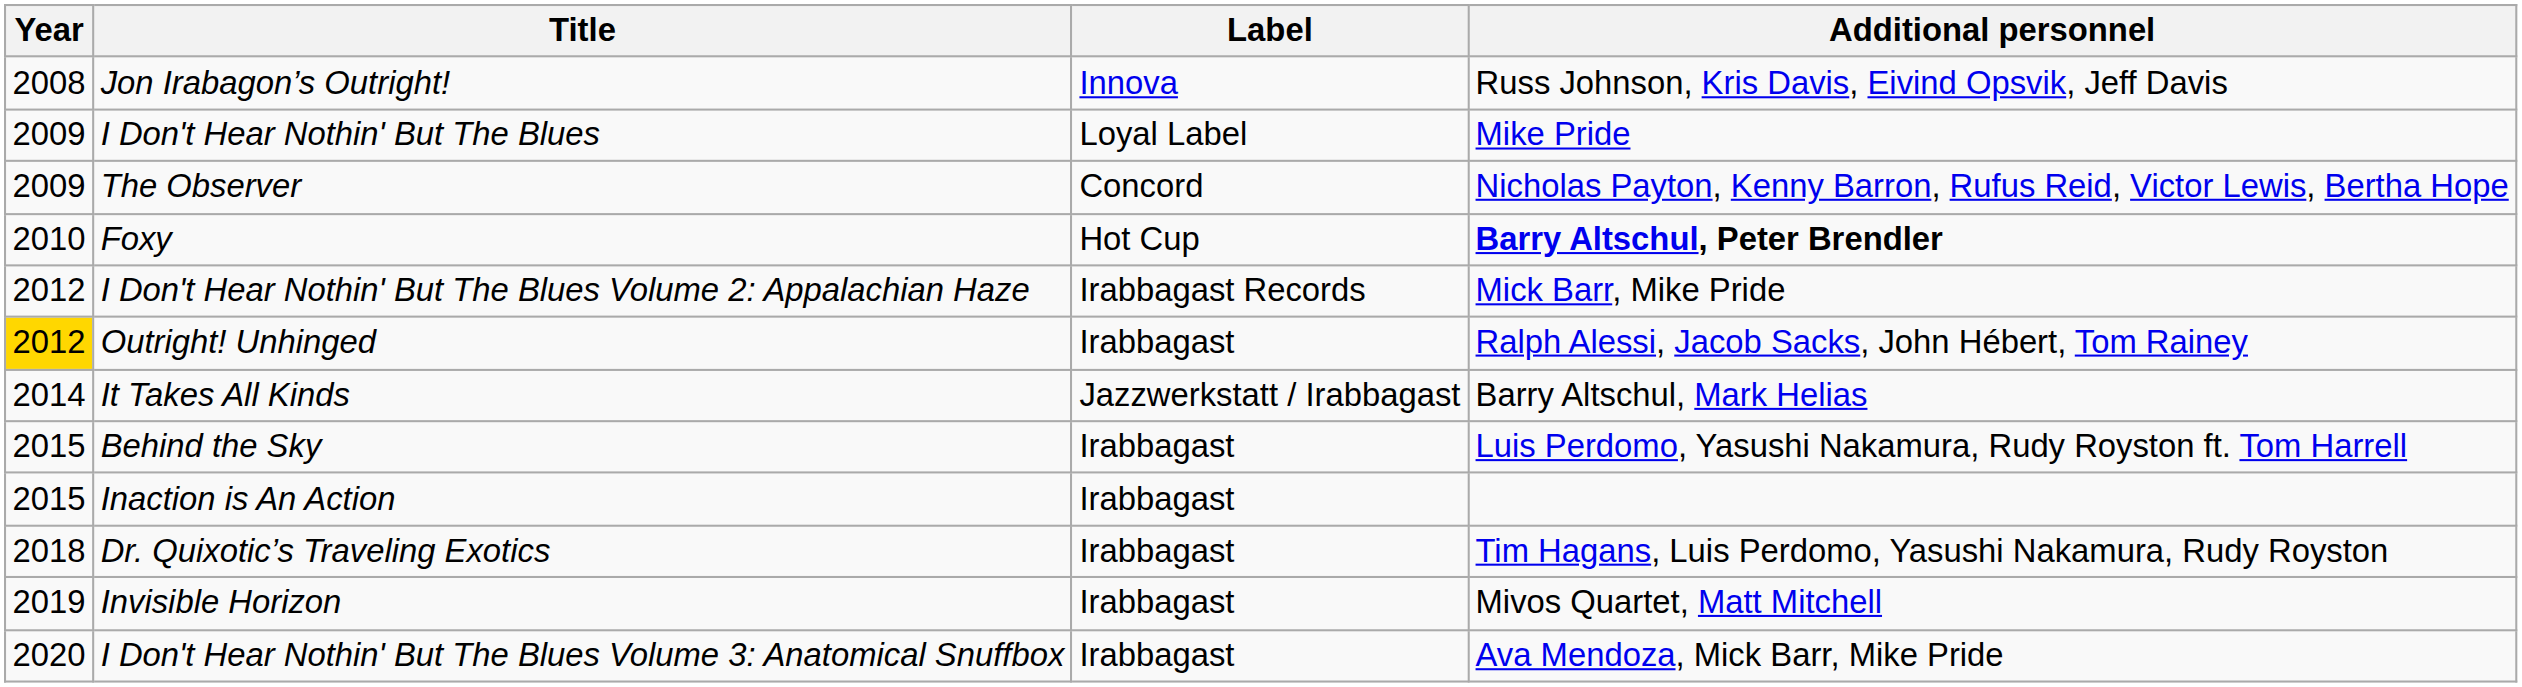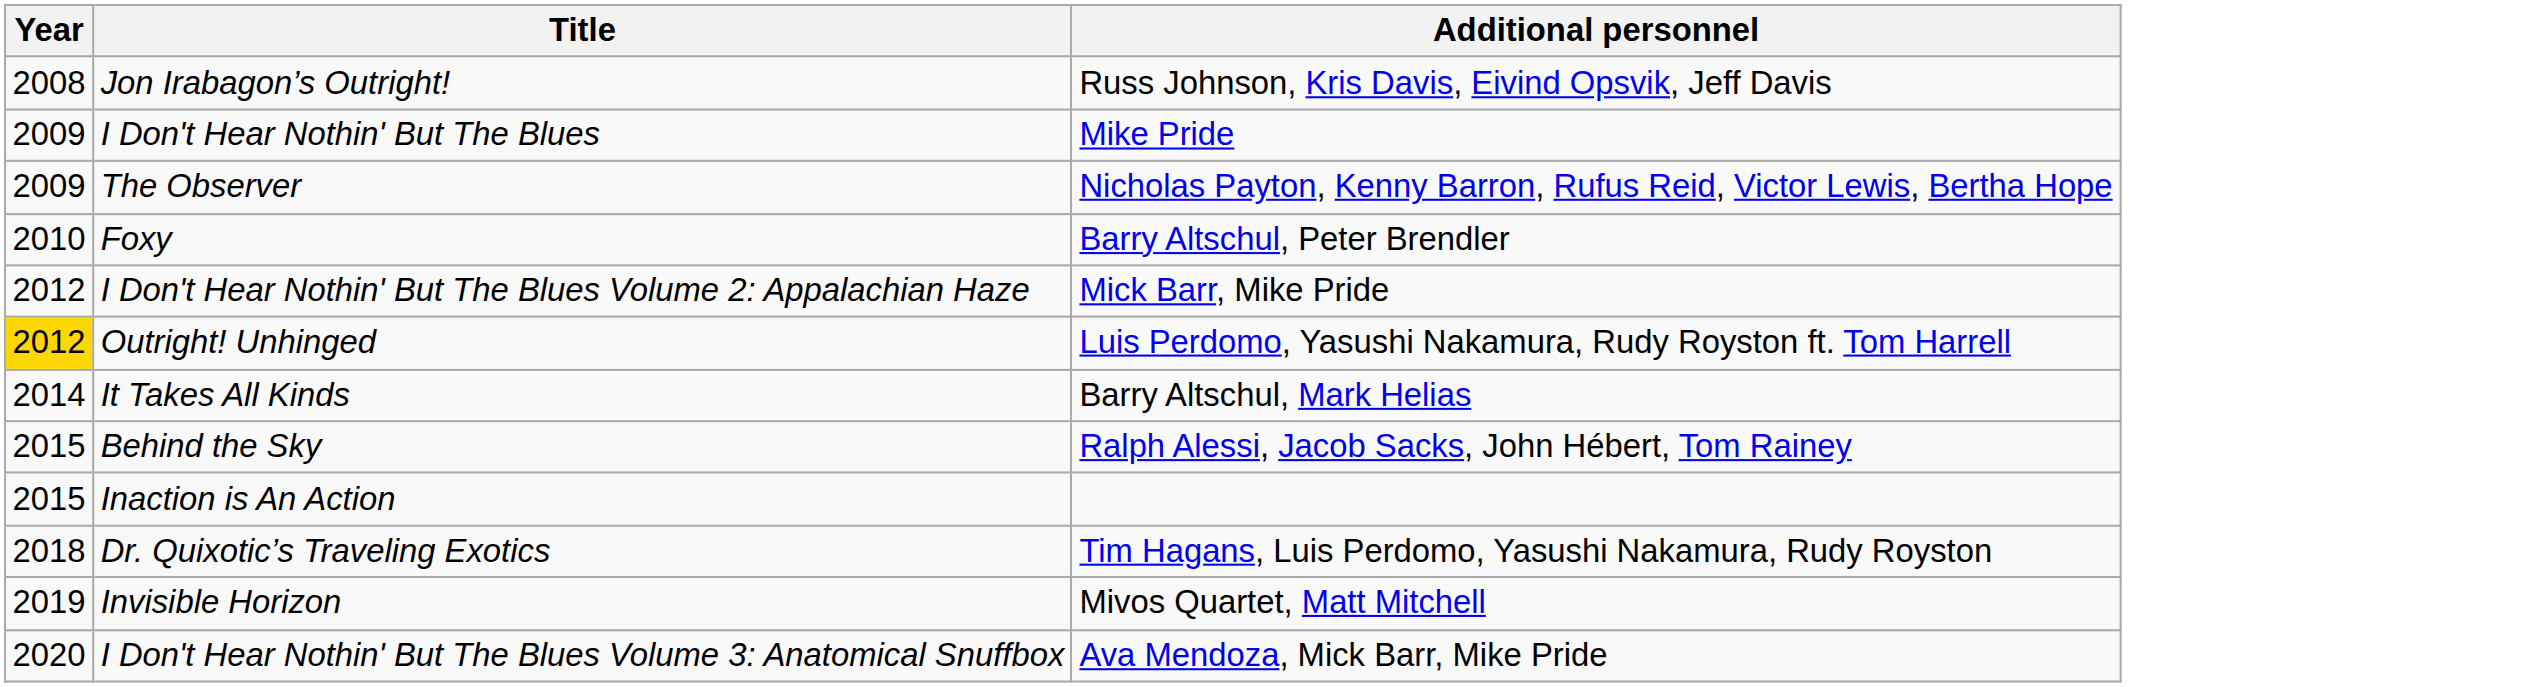- column: (1270, 30)
(1709, 238) bold -> (1295, 238) normal
(1862, 342) Ralph Alessi, Jacob Sacks, John Hébert, Tom Rainey -> (1545, 342) Luis Perdomo, Yasushi Nakamura, Rudy Royston ft. Tom Harrell
(1941, 446) Luis Perdomo, Yasushi Nakamura, Rudy Royston ft. Tom Harrell -> (1466, 446) Ralph Alessi, Jacob Sacks, John Hébert, Tom Rainey
